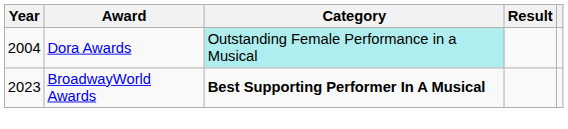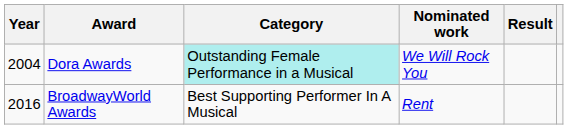+ column: (451, 24)
(24, 87) 2023 -> (24, 104) 2016
(347, 87) bold -> (289, 104) normal
